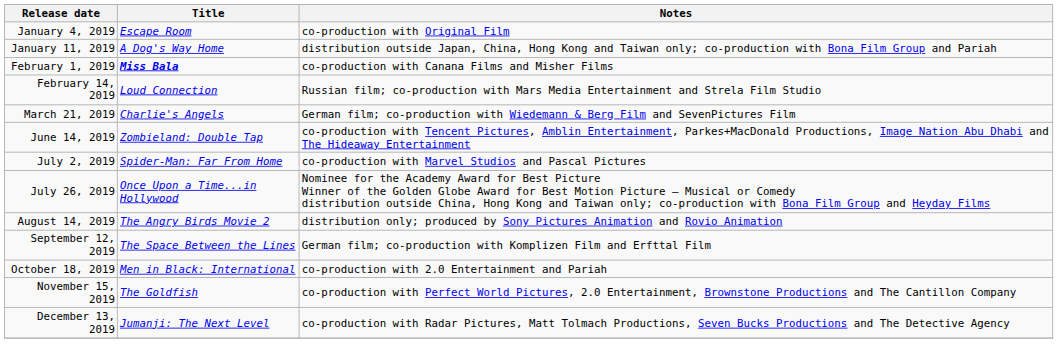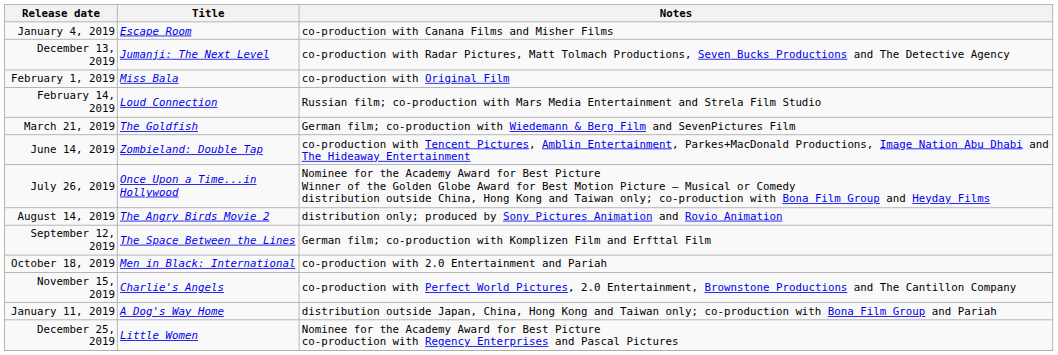(406, 31) co-production with Original Film -> (458, 31) co-production with Canana Films and Misher Films
rows swapped: (63, 48) <-> (76, 323)
(149, 66) bold -> (149, 78) normal
(458, 66) co-production with Canana Films and Misher Films -> (406, 78) co-production with Original Film
(172, 114) Charlie's Angels -> (159, 126) The Goldfish
- row: (76, 161)
(159, 293) The Goldfish -> (172, 288) Charlie's Angels
+ row: (76, 335)
